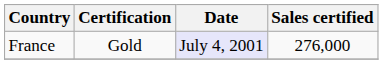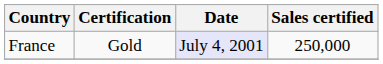(322, 45) 276,000 -> (322, 45) 250,000
